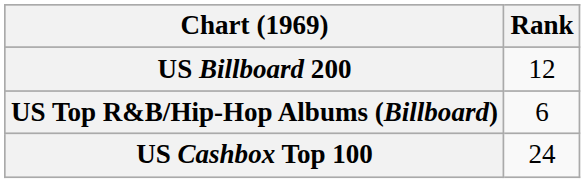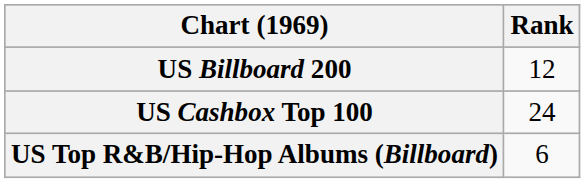rows swapped: (255, 111) <-> (255, 154)
